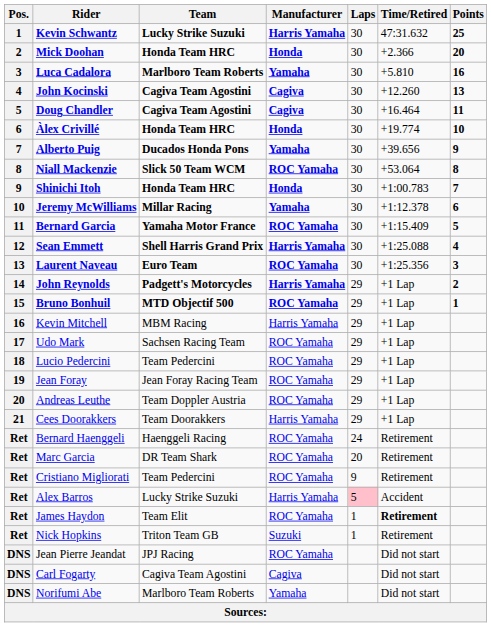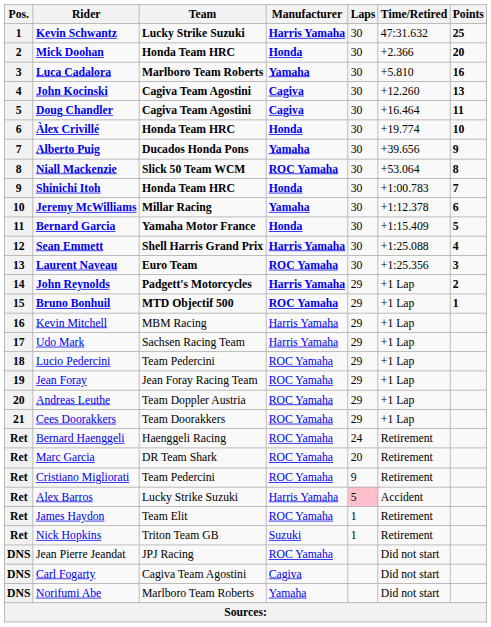(303, 226) ROC Yamaha -> (286, 226) Honda
(301, 342) ROC Yamaha -> (303, 342) Harris Yamaha
(303, 419) Harris Yamaha -> (301, 419) ROC Yamaha
(409, 516) bold -> (407, 516) normal
